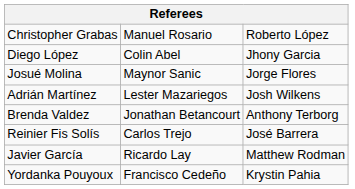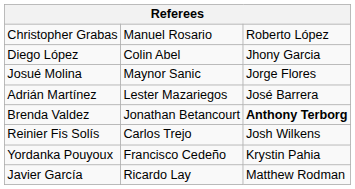(283, 94) Josh Wilkens -> (282, 94) José Barrera
(292, 114) normal -> (297, 114) bold
(282, 134) José Barrera -> (283, 134) Josh Wilkens
rows swapped: (60, 174) <-> (45, 154)
